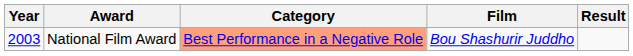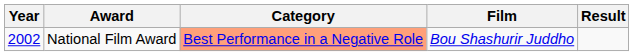(24, 39) 2003 -> (24, 39) 2002
